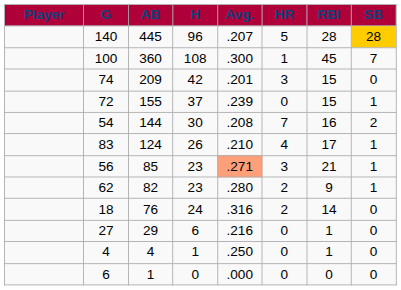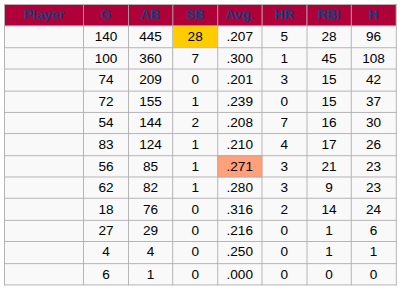columns swapped: (195, 15) <-> (374, 15)
(284, 187) 2 -> (284, 187) 3
